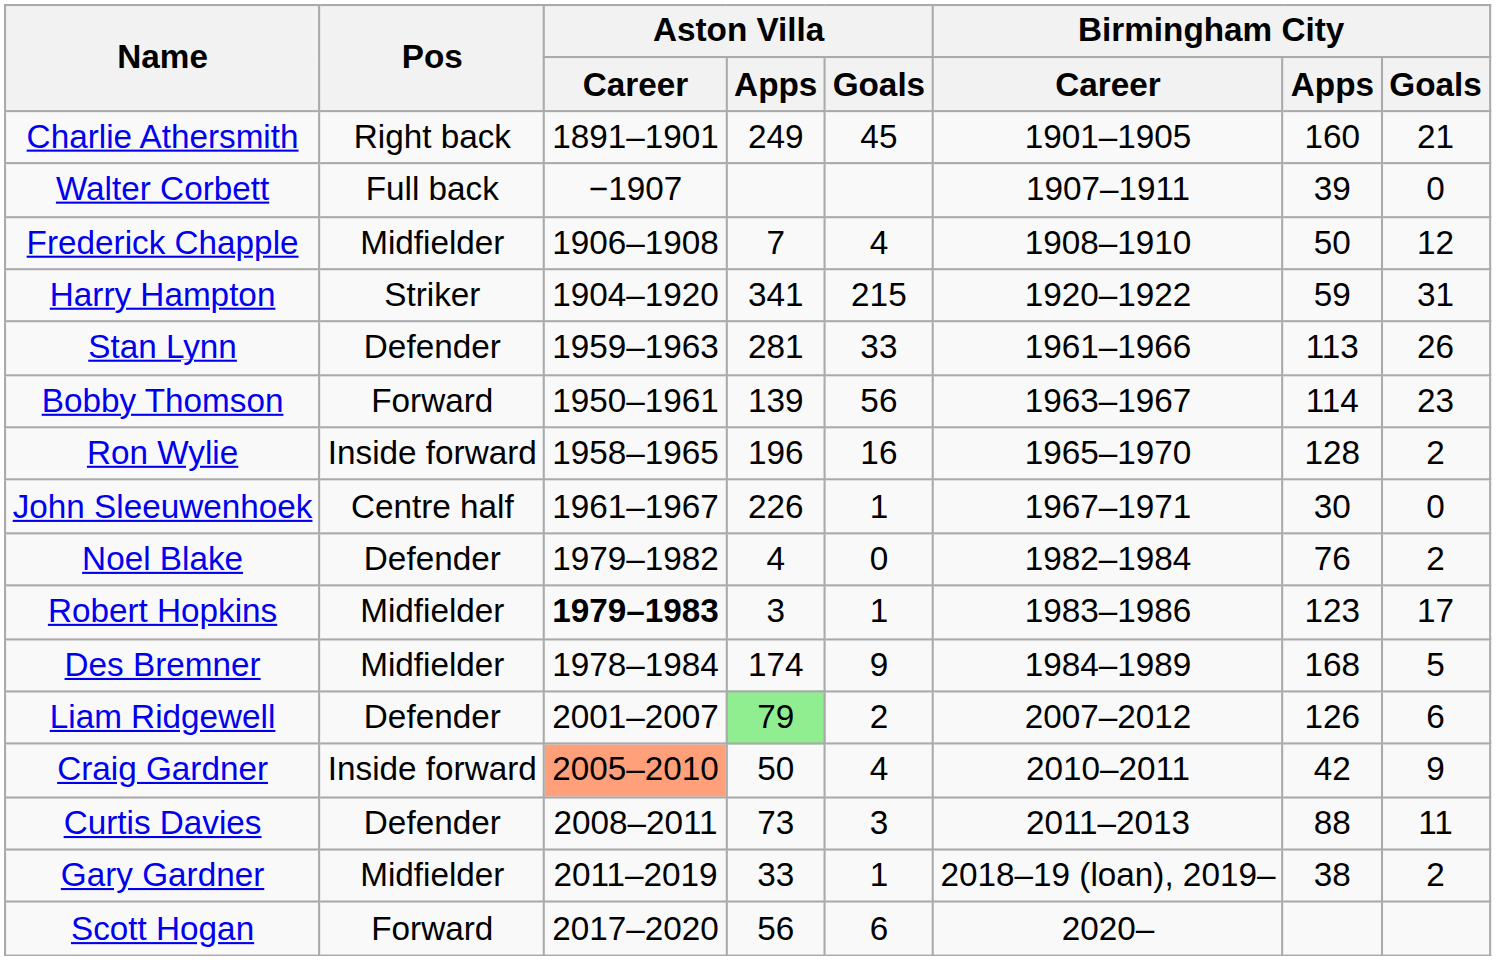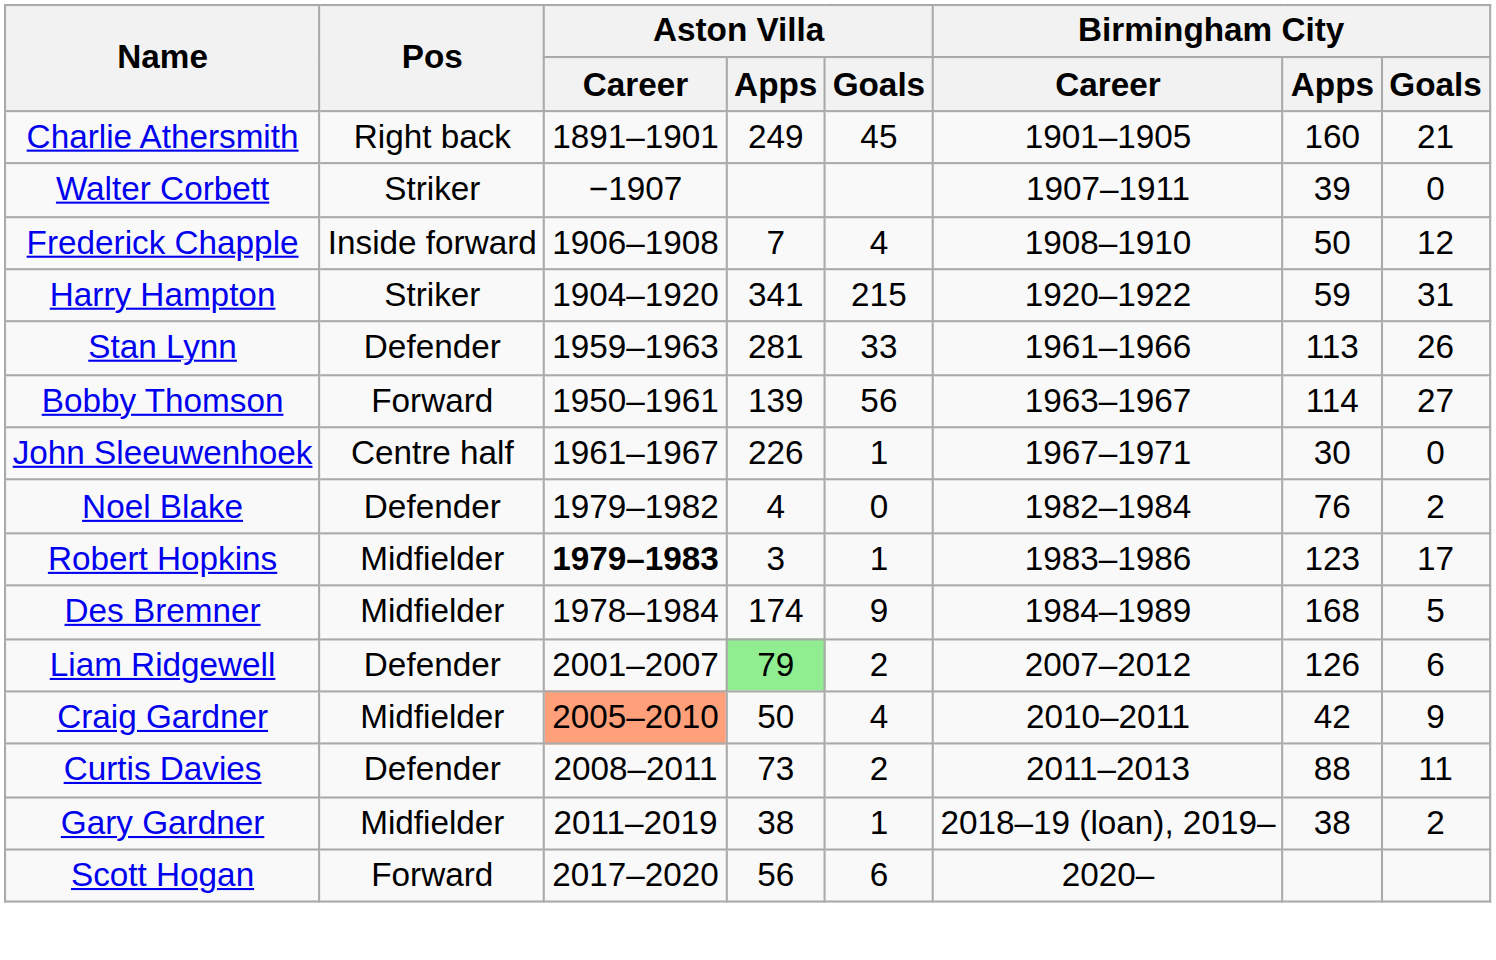(432, 189) Full back -> (432, 189) Striker
(432, 242) Midfielder -> (432, 242) Inside forward
(1436, 400) 23 -> (1436, 400) 27
- row: (163, 453)
(432, 769) Inside forward -> (432, 717) Midfielder
(879, 822) 3 -> (879, 769) 2
(776, 875) 33 -> (776, 822) 38
